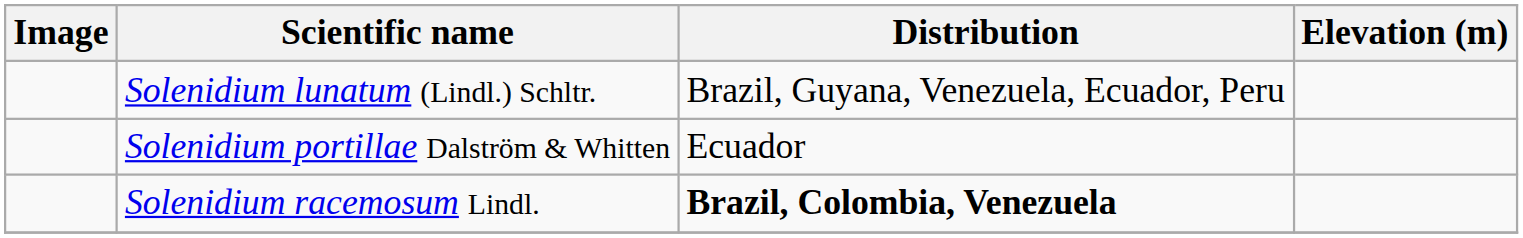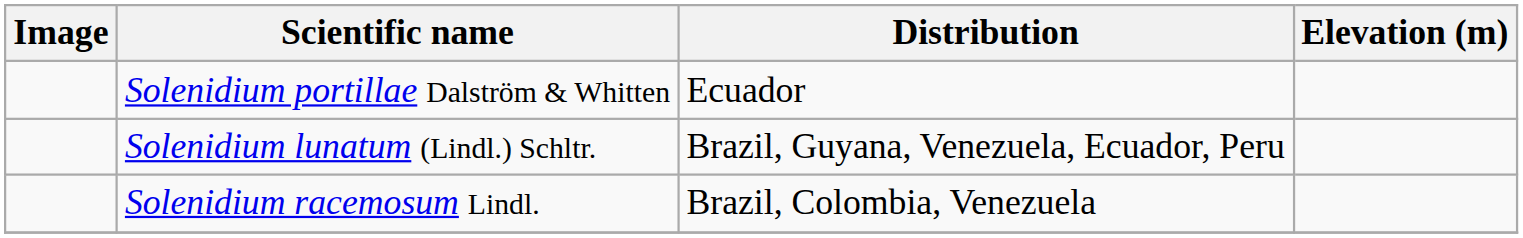rows swapped: (361, 89) <-> (397, 145)
(902, 202) bold -> (891, 202) normal
